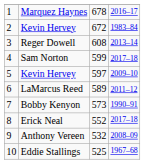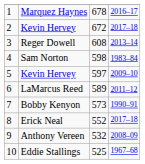(124, 27) 1983–84 -> (124, 27) 2017–18
(99, 58) 599 -> (99, 58) 598
(124, 58) 2017–18 -> (124, 58) 1983–84
